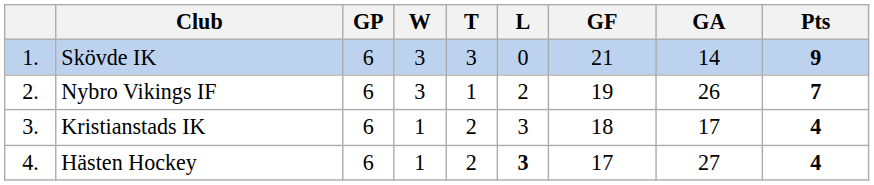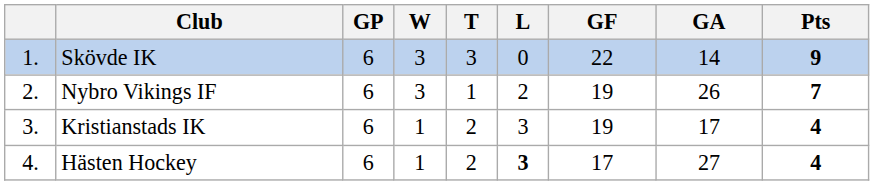(602, 57) 21 -> (602, 57) 22
(602, 127) 18 -> (602, 127) 19
